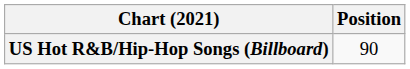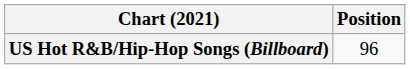(369, 48) 90 -> (369, 48) 96
